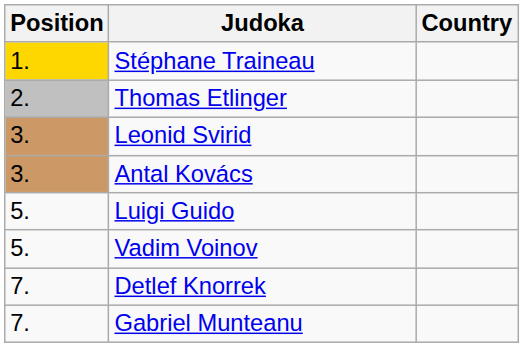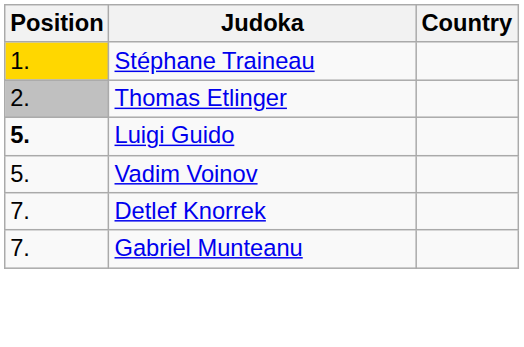- row: (183, 135)
- row: (184, 173)
(20, 211) normal -> (20, 135) bold
